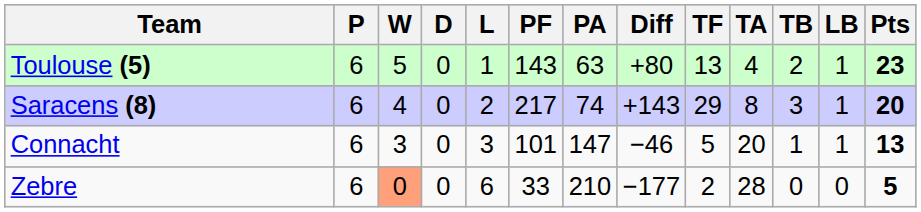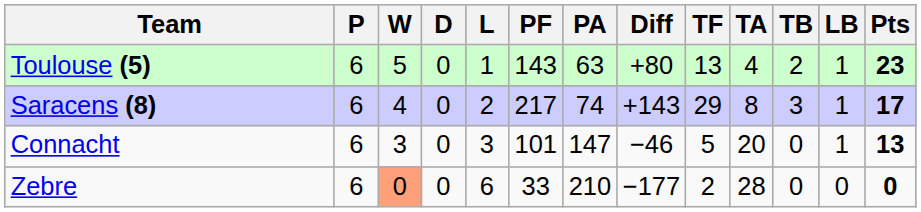(890, 105) 20 -> (890, 105) 17
(796, 145) 1 -> (796, 145) 0
(890, 186) 5 -> (890, 186) 0
